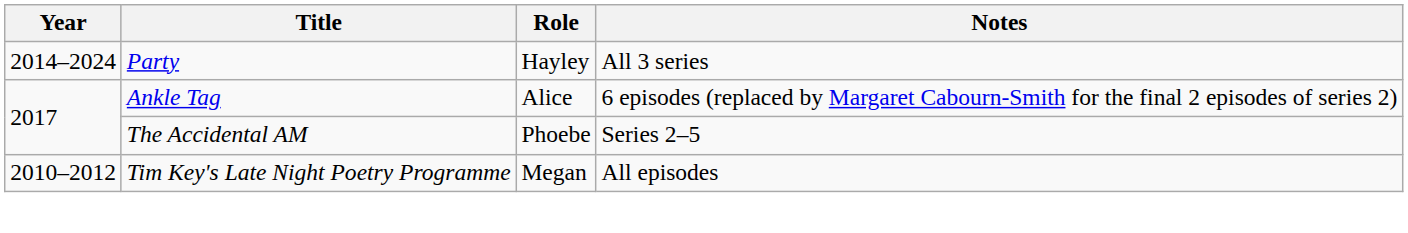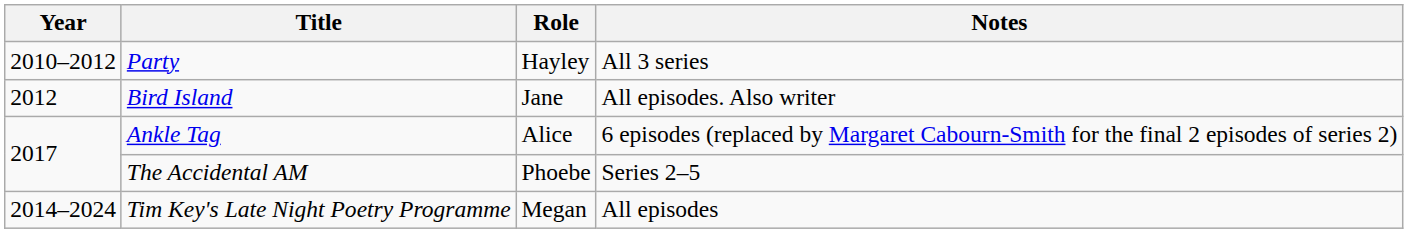(63, 60) 2014–2024 -> (63, 60) 2010–2012
+ row: (180, 97)
(63, 172) 2010–2012 -> (63, 209) 2014–2024
